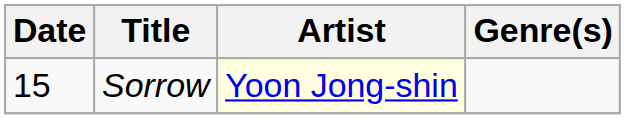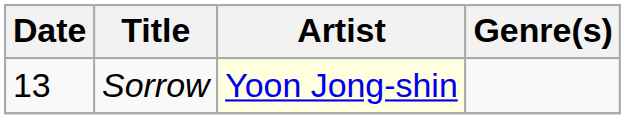(32, 85) 15 -> (32, 85) 13
